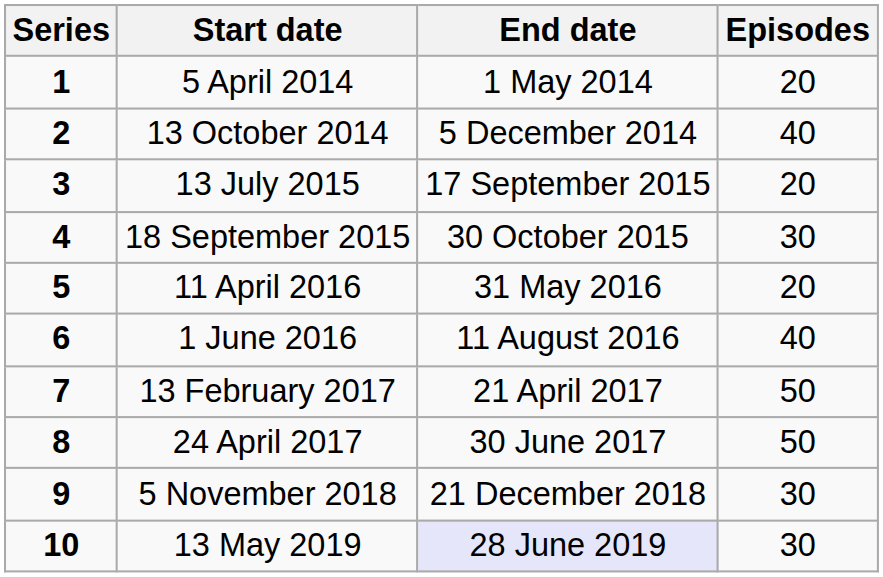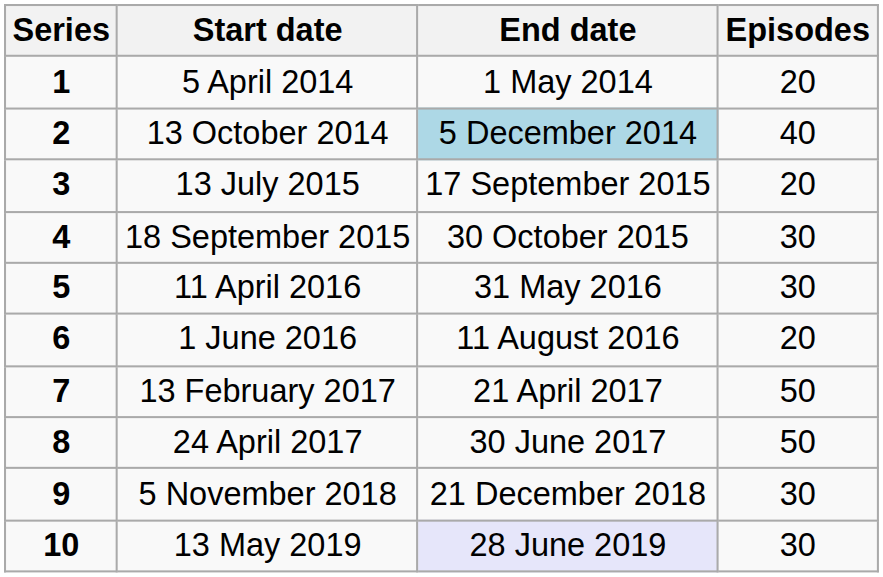(568, 133) no background -> (568, 133) lightblue background
(798, 287) 20 -> (798, 287) 30
(798, 339) 40 -> (798, 339) 20
